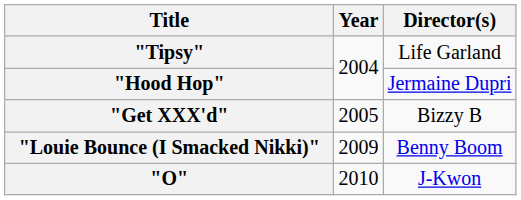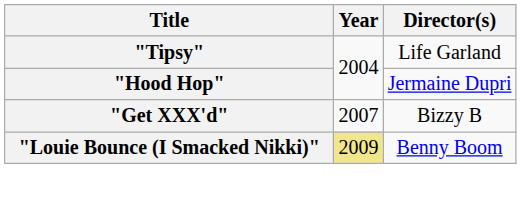(358, 115) 2005 -> (358, 115) 2007
(358, 147) no background -> (358, 147) khaki background
- row: (169, 178)
